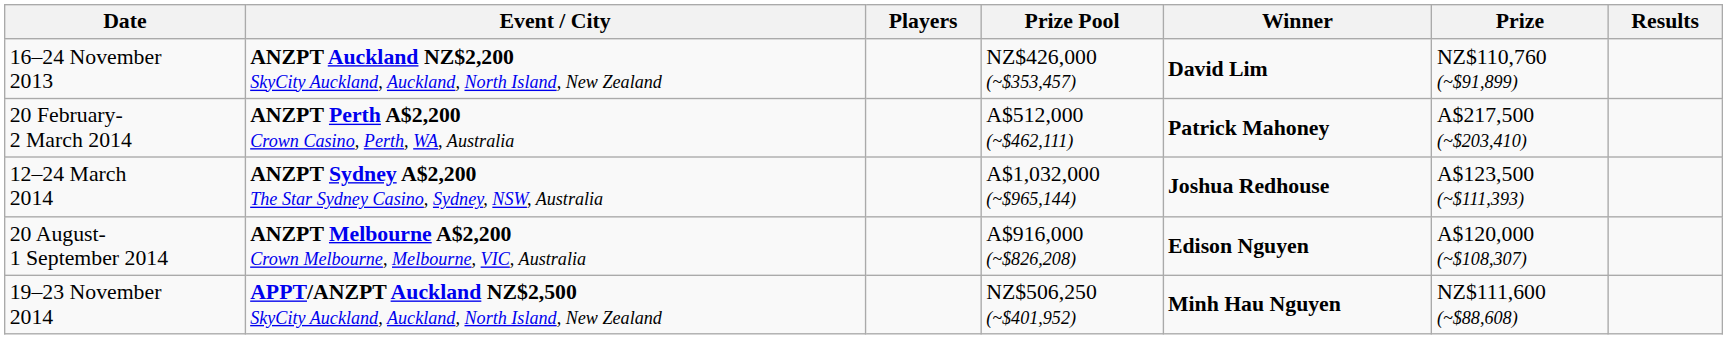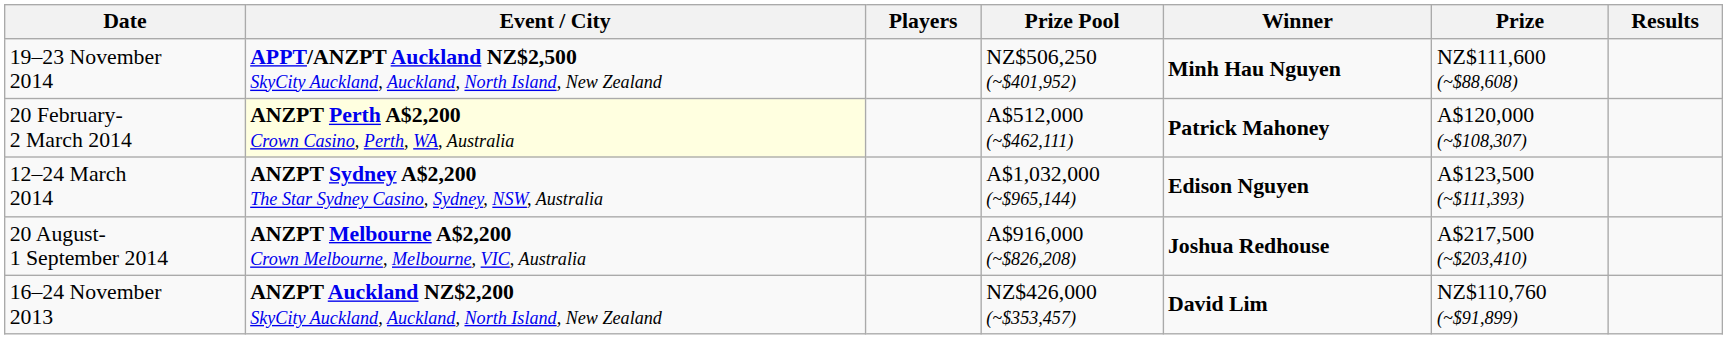rows swapped: (86, 68) <-> (86, 304)
(382, 127) no background -> (382, 127) lightyellow background
(1486, 127) A$217,500 (~$203,410) -> (1486, 127) A$120,000 (~$108,307)
(1249, 186) Joshua Redhouse -> (1238, 186) Edison Nguyen
(1238, 245) Edison Nguyen -> (1249, 245) Joshua Redhouse
(1486, 245) A$120,000 (~$108,307) -> (1486, 245) A$217,500 (~$203,410)
